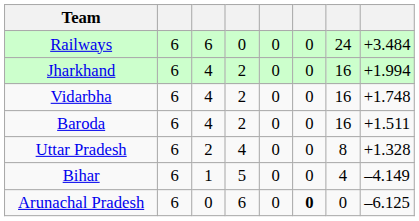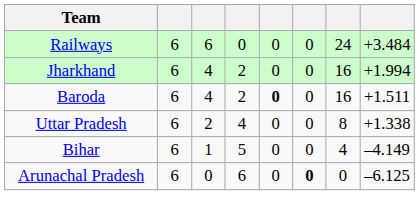- row: (81, 96)
(276, 123) normal -> (276, 96) bold
(387, 149) +1.328 -> (387, 123) +1.338
